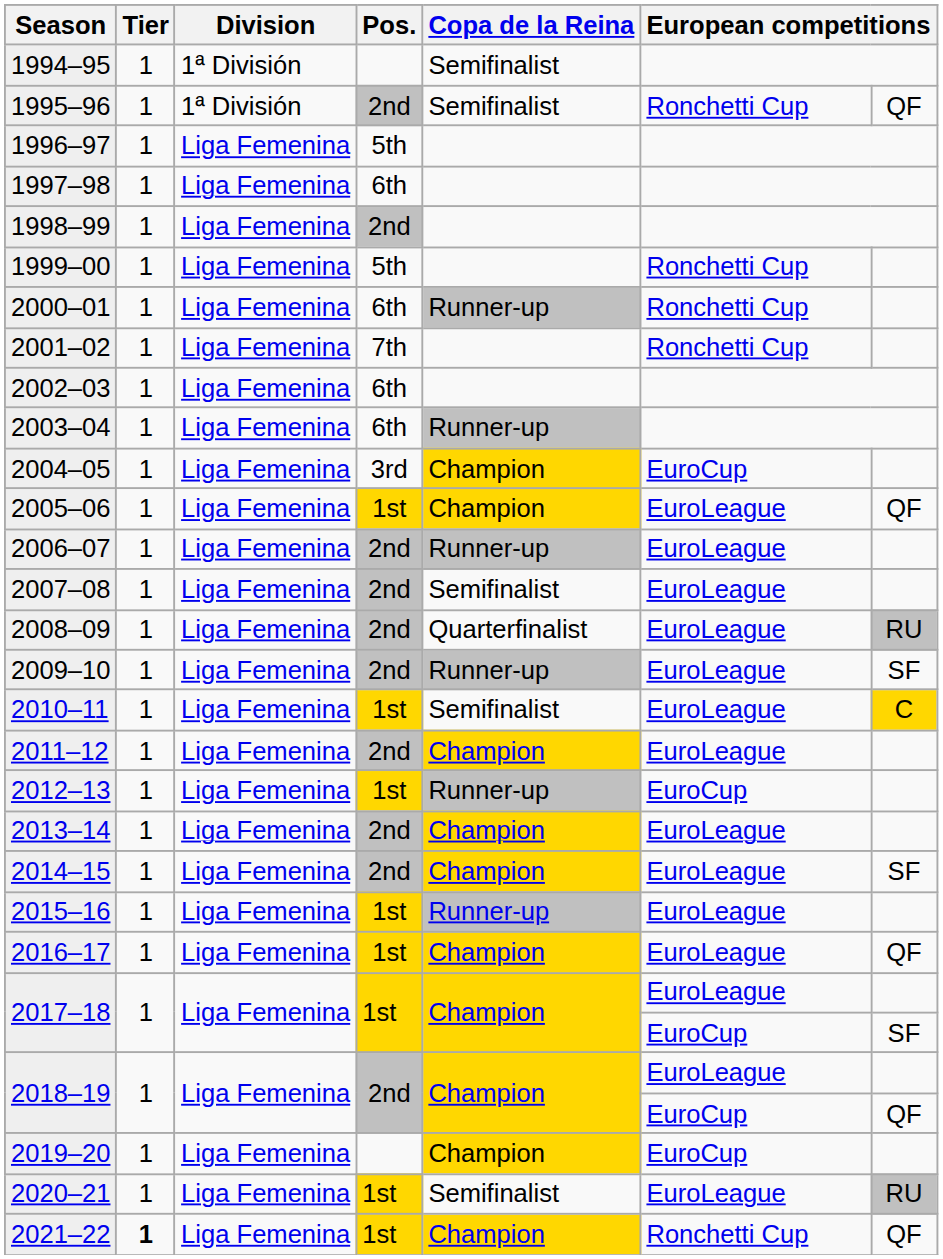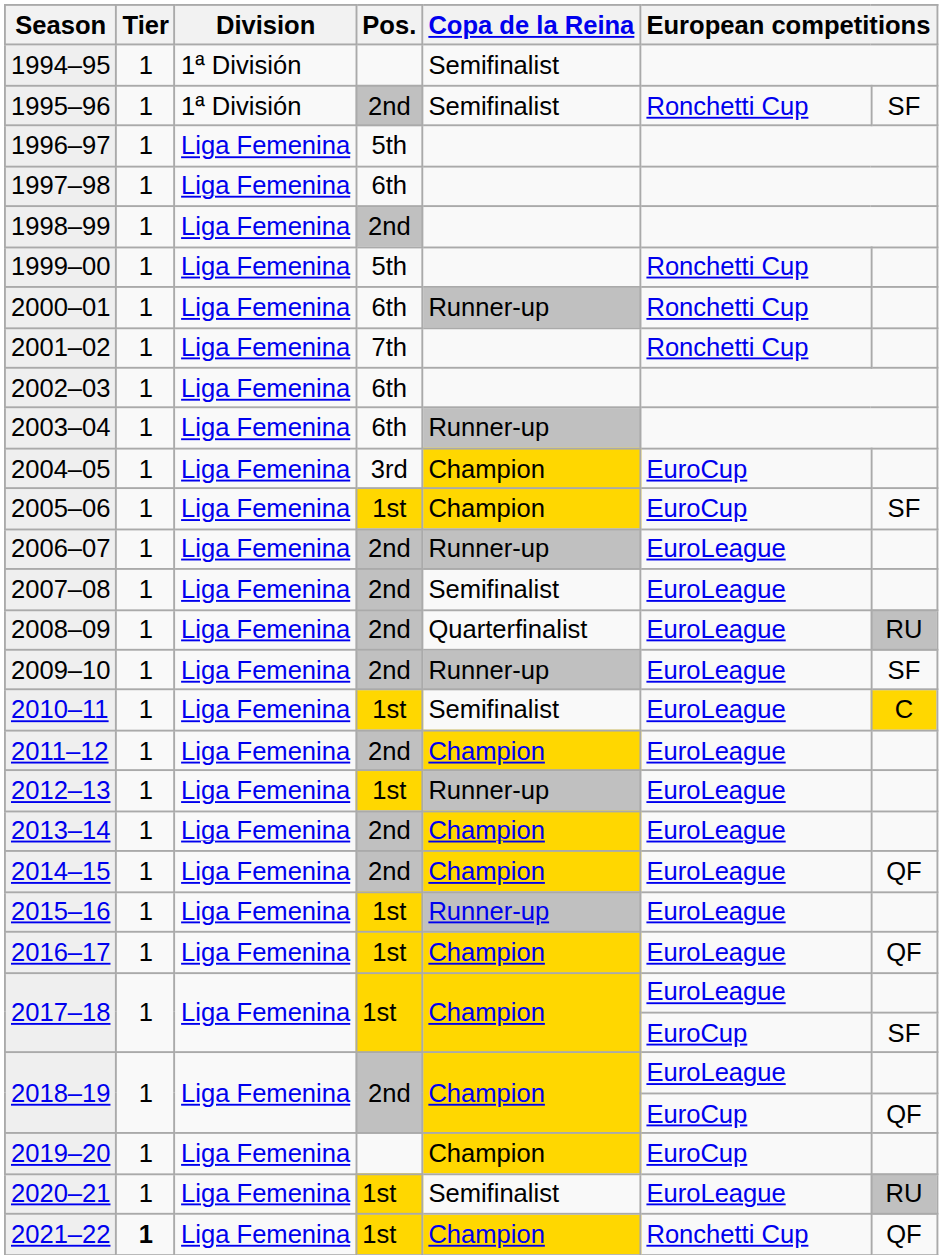(904, 105) QF -> (904, 105) SF
(716, 508) EuroLeague -> (697, 508) EuroCup
(904, 508) QF -> (904, 508) SF
(697, 790) EuroCup -> (716, 790) EuroLeague
(904, 871) SF -> (904, 871) QF
